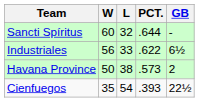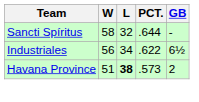(108, 32) 60 -> (108, 32) 58
(126, 50) 33 -> (126, 50) 34
(108, 69) 50 -> (108, 69) 51
(126, 69) normal -> (126, 69) bold
- row: (37, 87)
